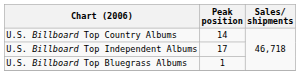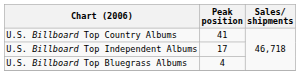(222, 35) 14 -> (222, 35) 41
(222, 63) 1 -> (222, 63) 4
